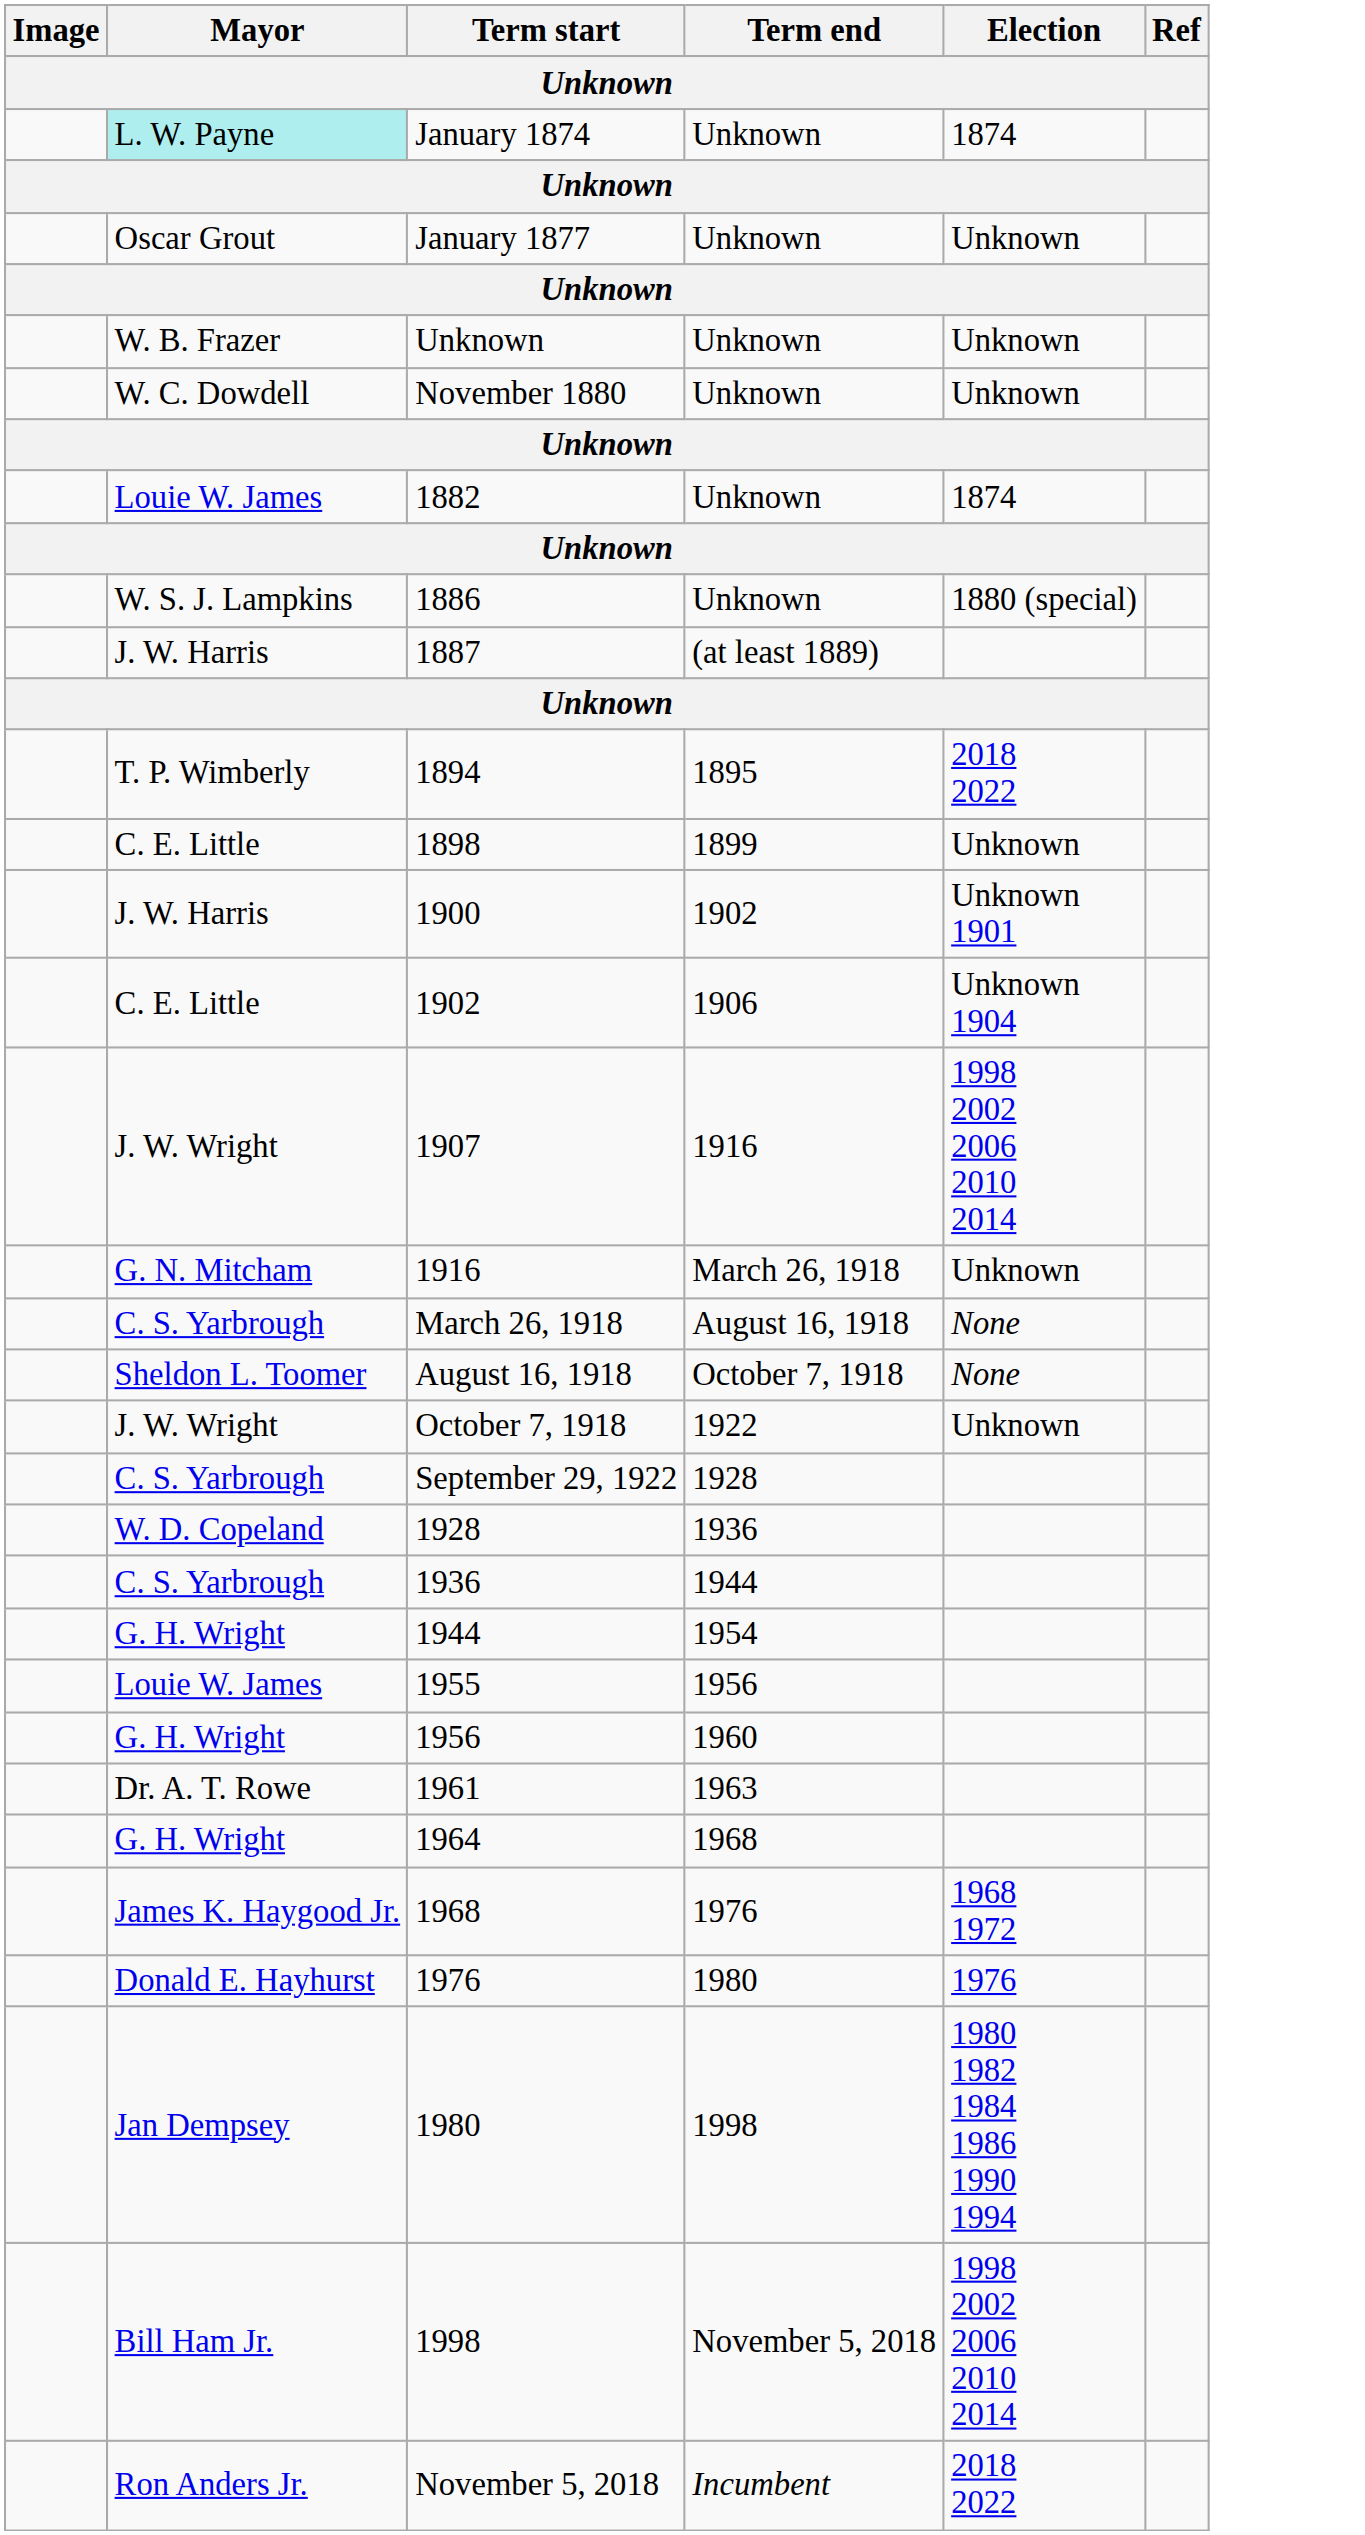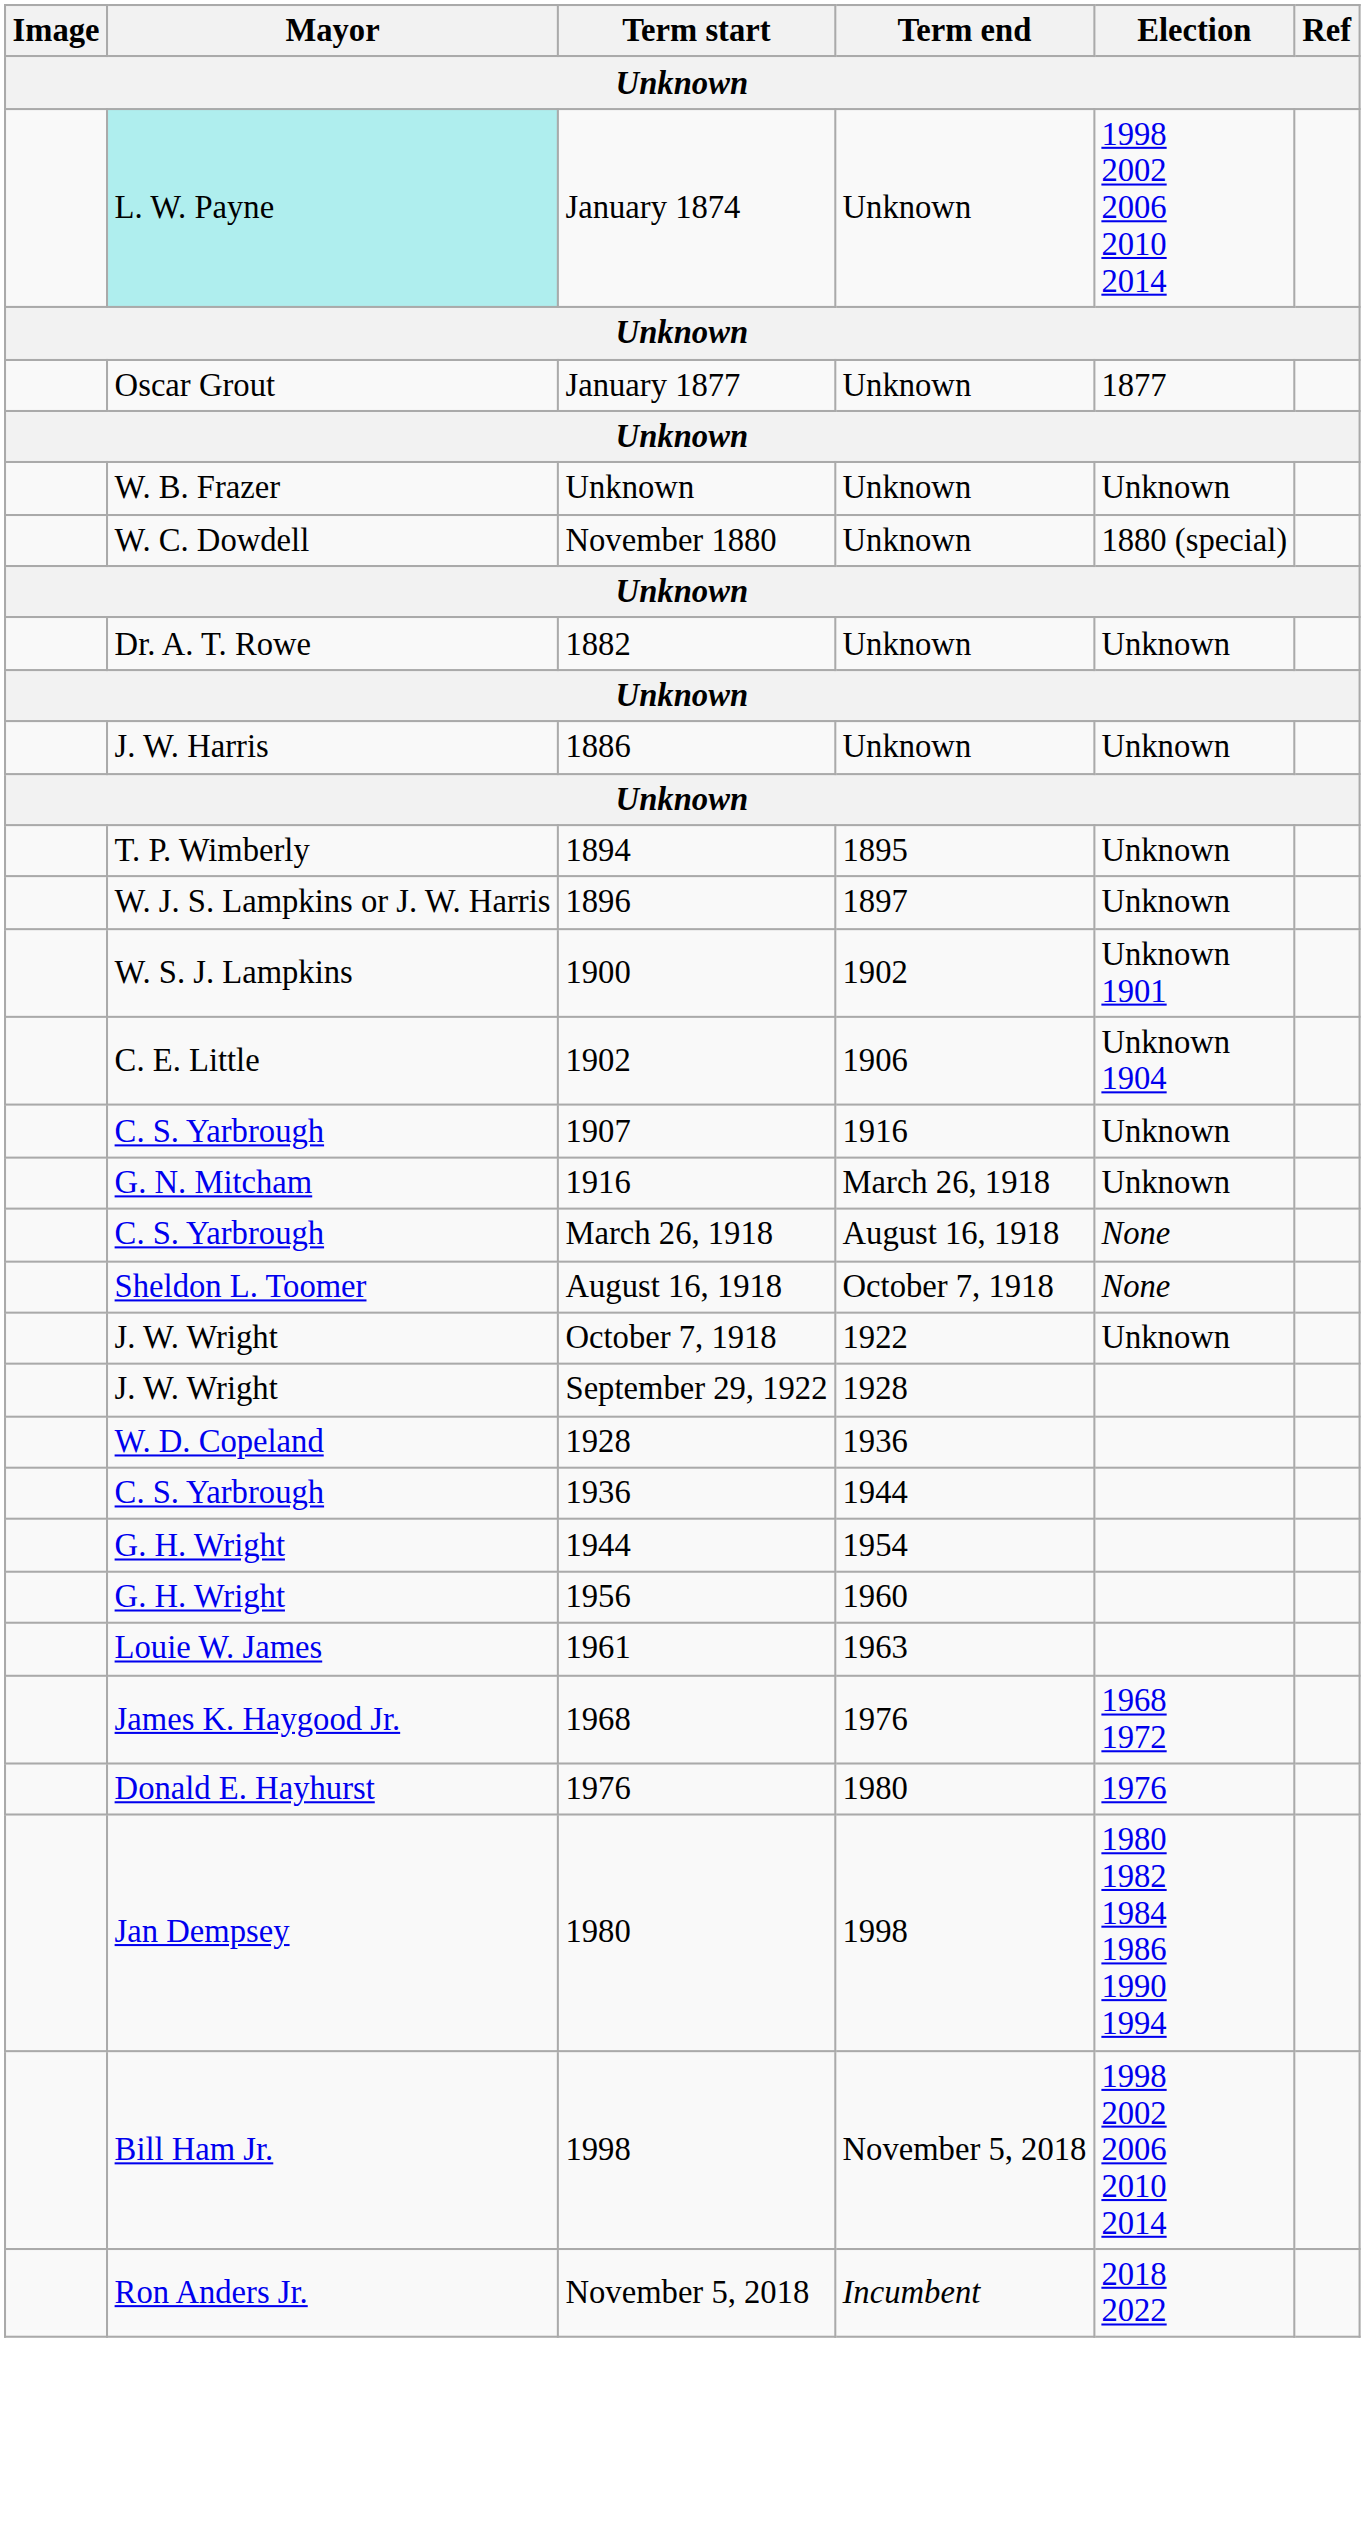(984, 133) 1874 -> (1134, 207) 1998 2002 2006 2010 2014
(1016, 237) Unknown -> (1134, 384) 1877
(1016, 392) Unknown -> (1194, 539) 1880 (special)
(218, 496) Louie W. James -> (213, 643) Dr. A. T. Rowe
(984, 496) 1874 -> (1166, 643) Unknown
(234, 599) W. S. J. Lampkins -> (192, 746) J. W. Harris
(1044, 599) 1880 (special) -> (1166, 746) Unknown
- row: (448, 651)
(984, 773) 2018 2022 -> (1166, 850) Unknown
+ row: (598, 901)
- row: (448, 843)
(192, 913) J. W. Harris -> (234, 972) W. S. J. Lampkins
(196, 1145) J. W. Wright -> (219, 1130) C. S. Yarbrough
(984, 1145) 1998 2002 2006 2010 2014 -> (1166, 1130) Unknown
(219, 1478) C. S. Yarbrough -> (196, 1389) J. W. Wright
- row: (448, 1685)
(213, 1788) Dr. A. T. Rowe -> (218, 1648) Louie W. James
- row: (448, 1840)
